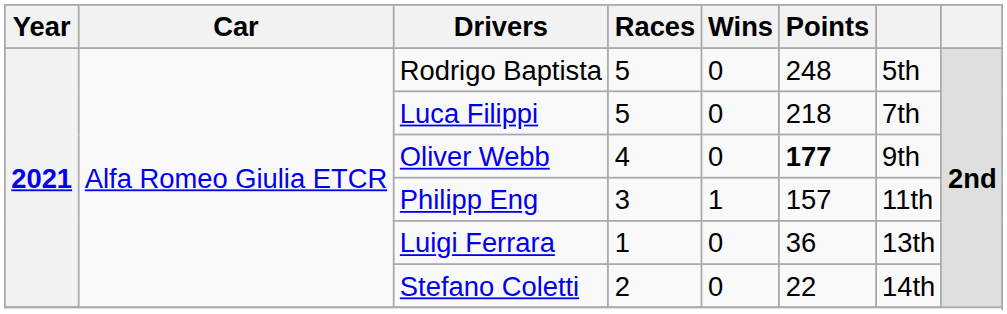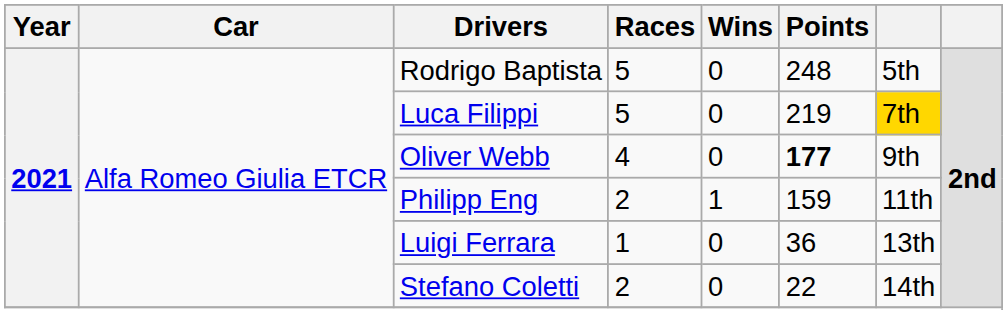(809, 113) 218 -> (809, 113) 219
(901, 113) no background -> (901, 113) gold background
(622, 200) 3 -> (622, 200) 2
(809, 200) 157 -> (809, 200) 159
